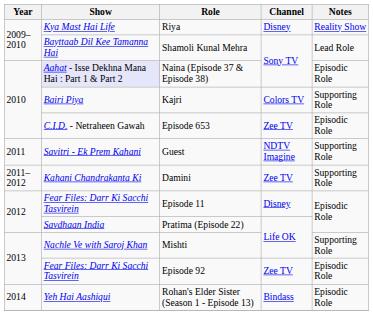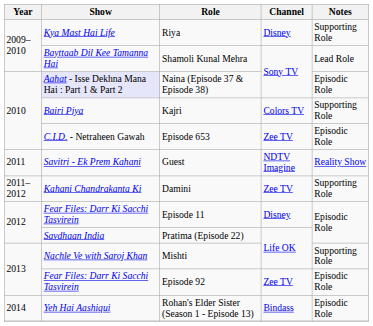(340, 27) Reality Show -> (336, 32) Supporting Role
(336, 152) Supporting Role -> (340, 162) Reality Show
